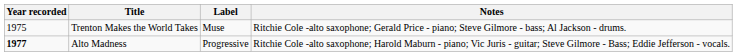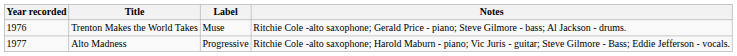(17, 28) 1975 -> (17, 28) 1976
(17, 43) bold -> (17, 43) normal
